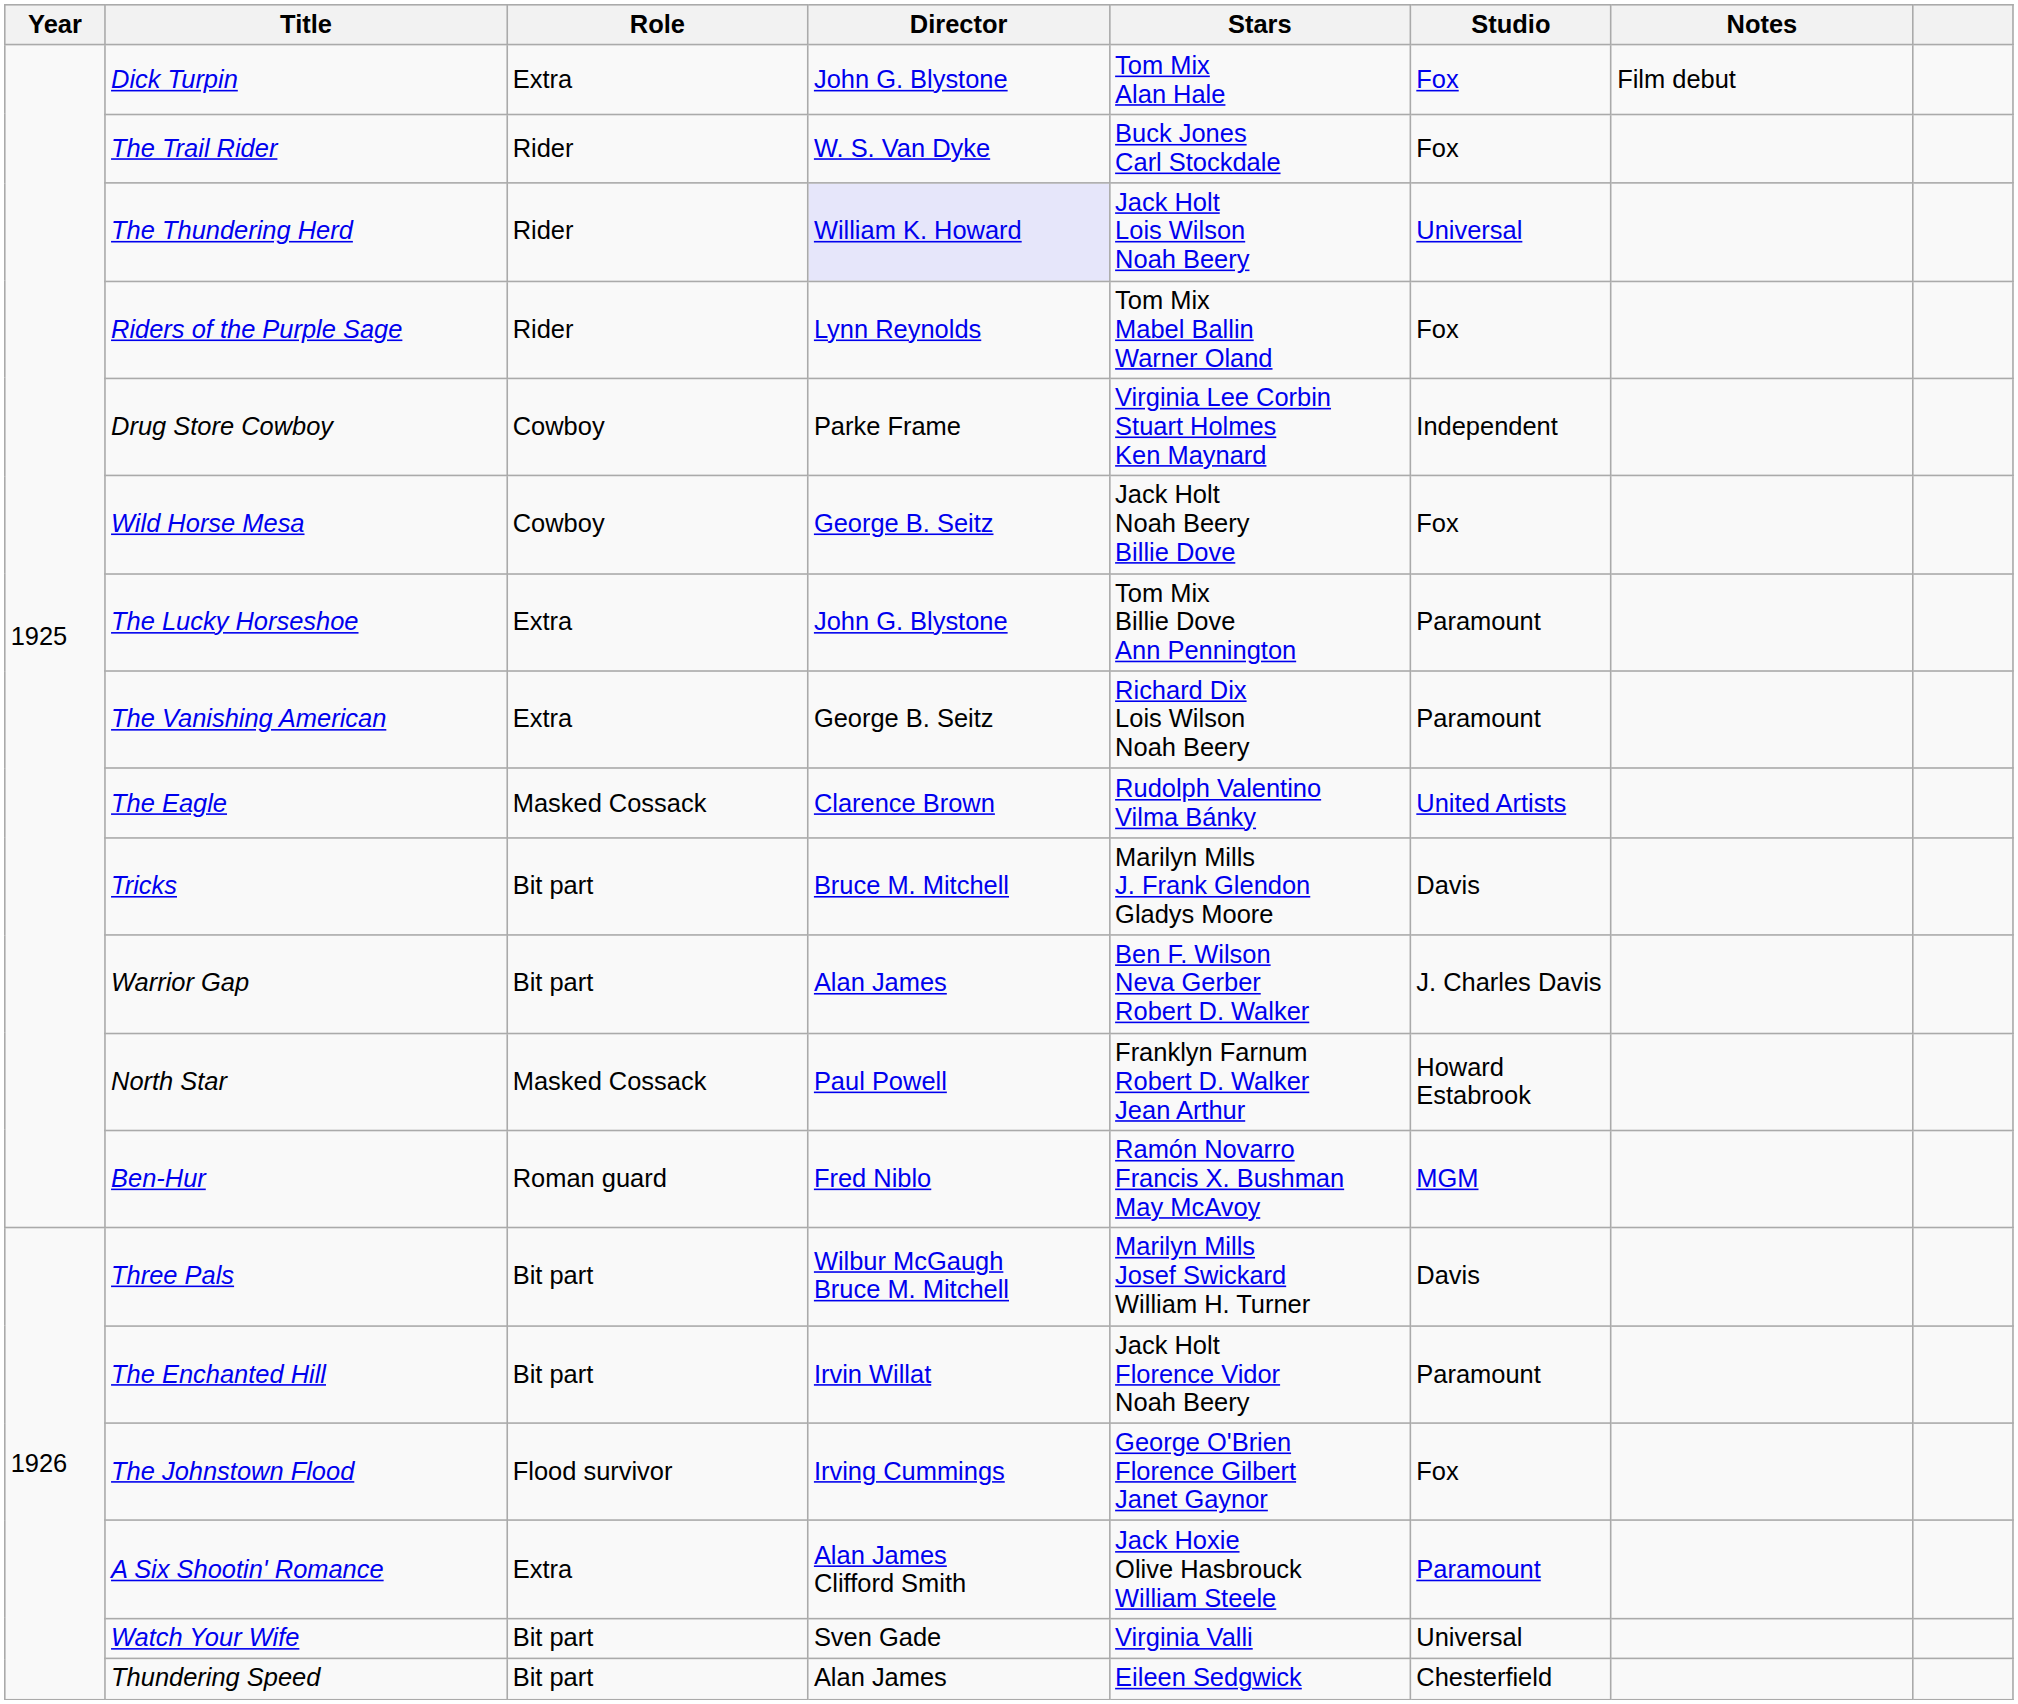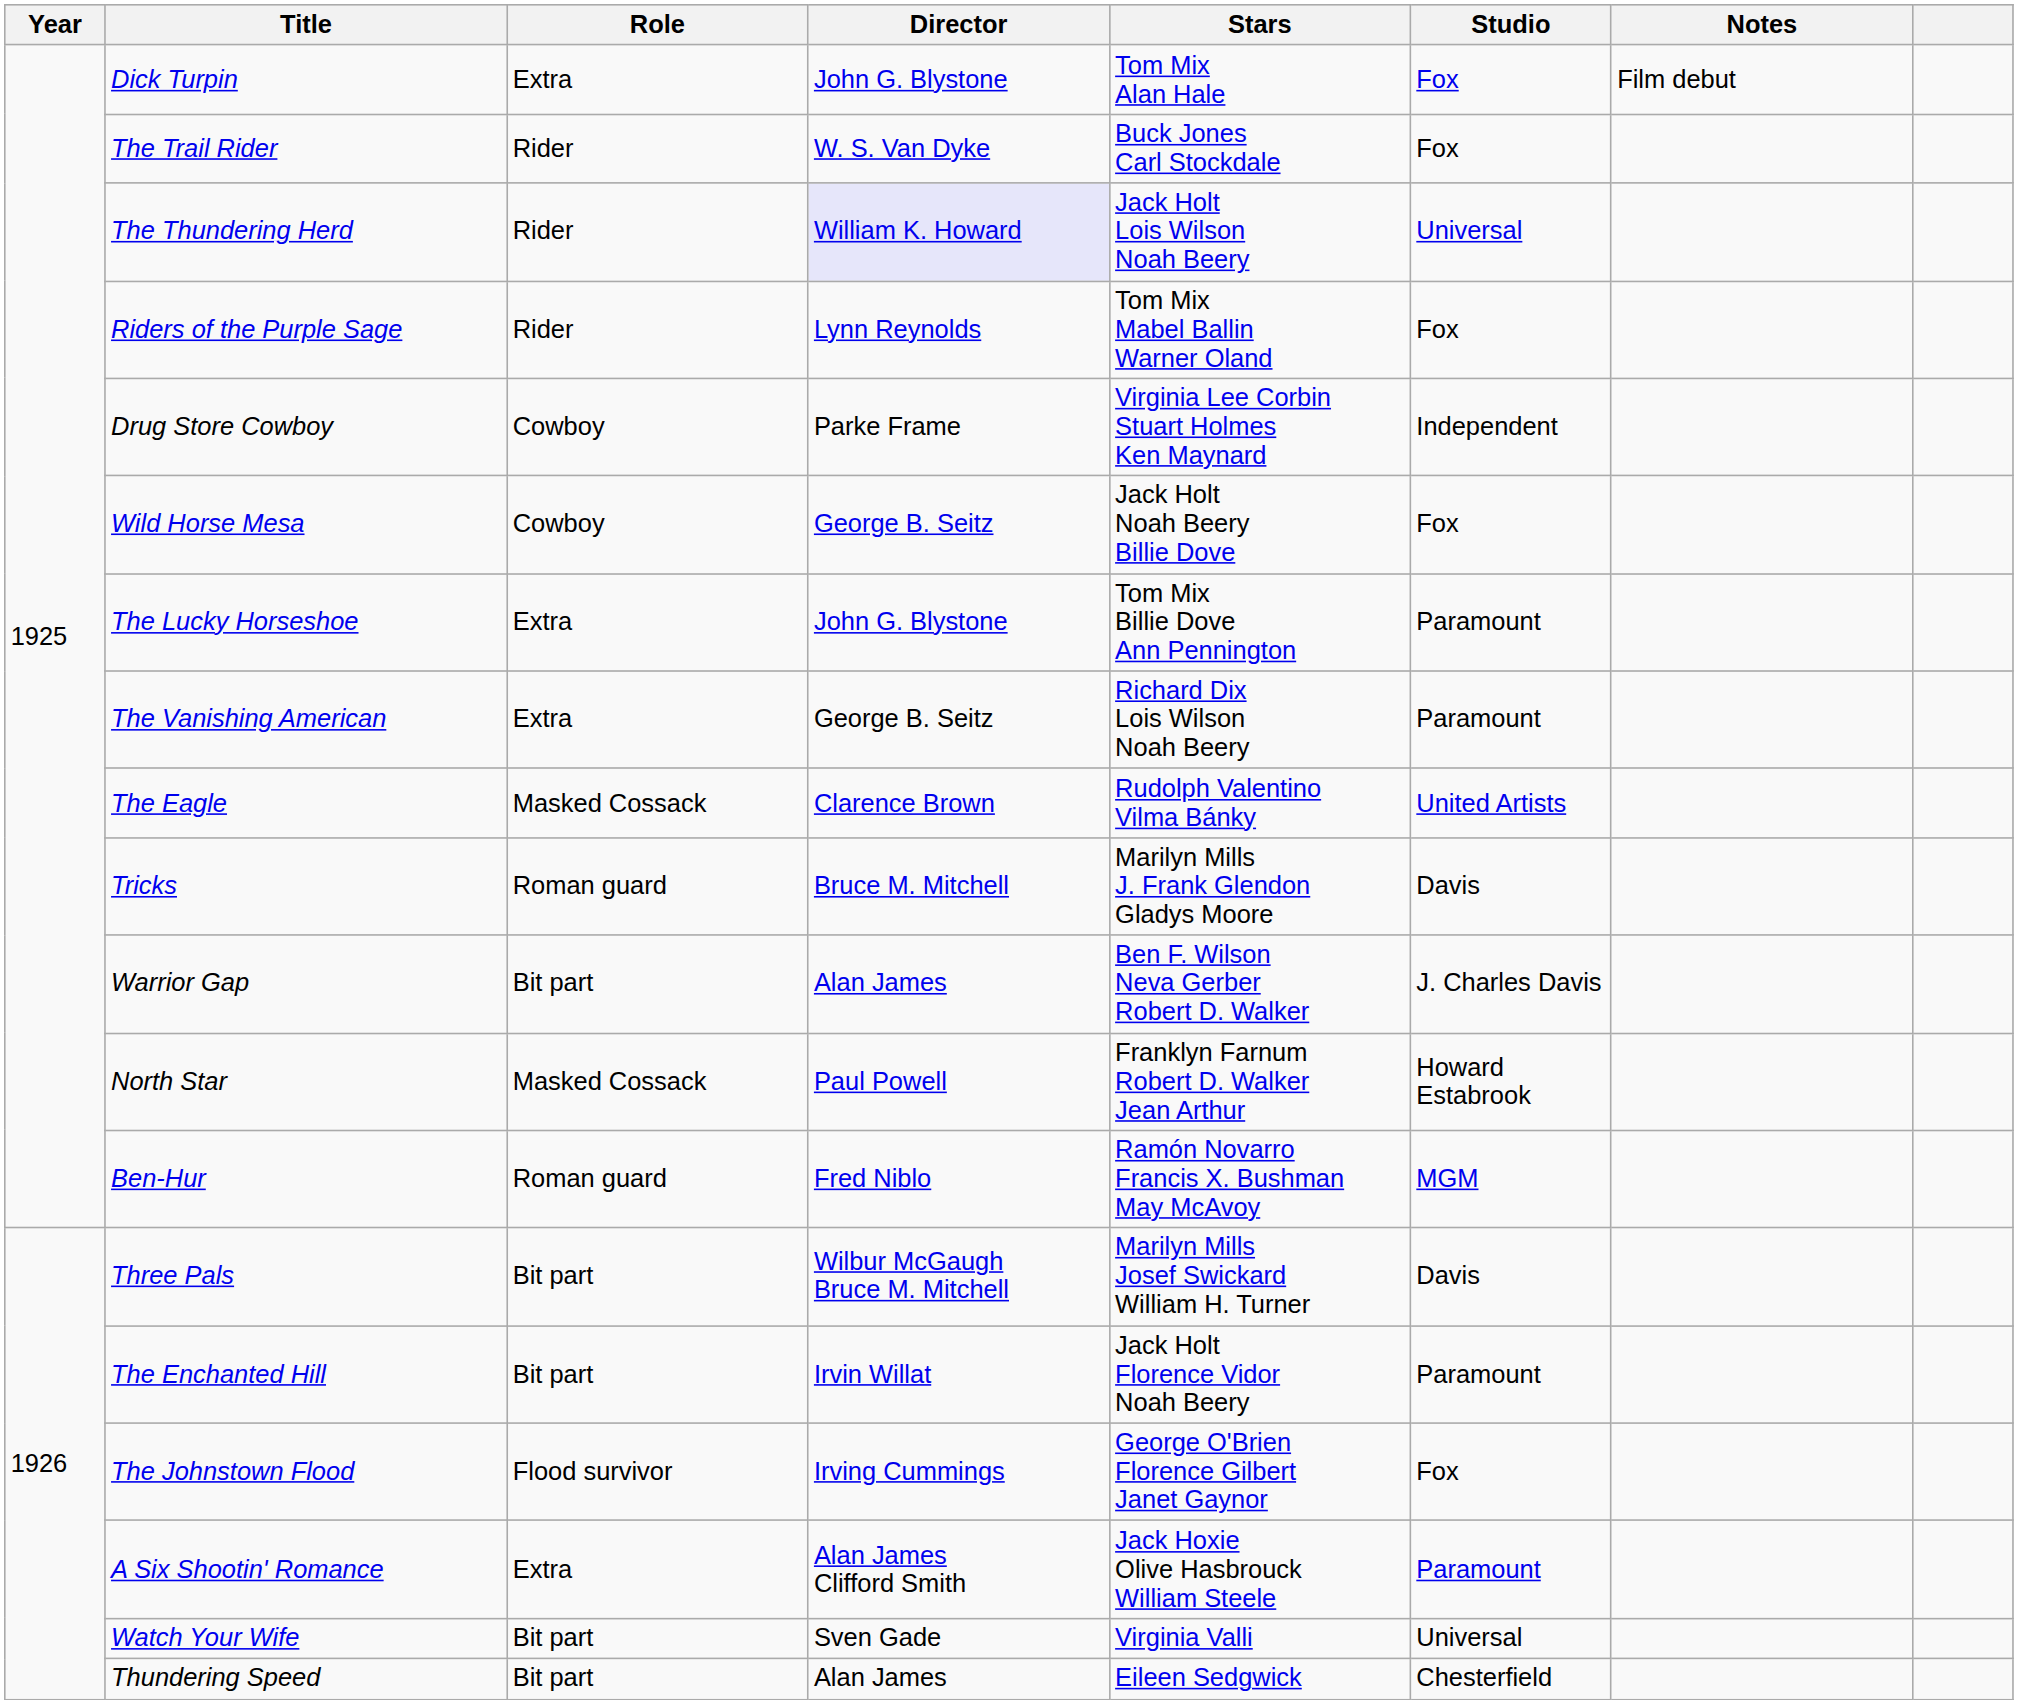(553, 886) Bit part -> (590, 886) Roman guard
